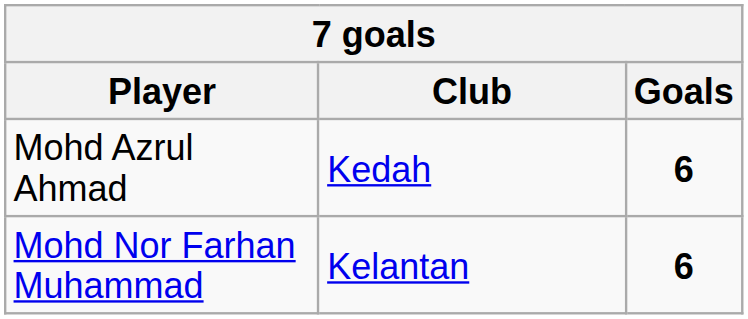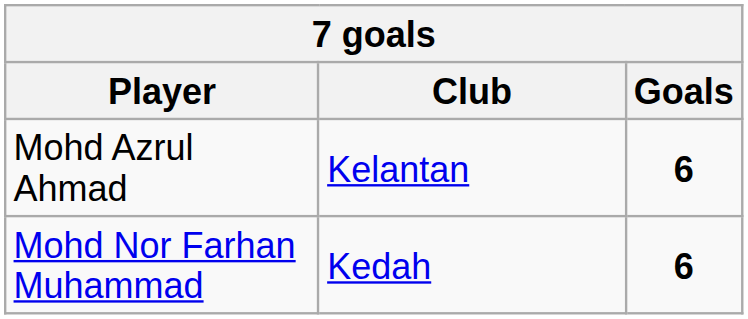(379, 168) Kedah -> (398, 168) Kelantan
(398, 265) Kelantan -> (379, 265) Kedah
